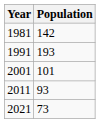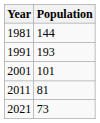(46, 33) 142 -> (46, 33) 144
(43, 90) 93 -> (43, 90) 81
